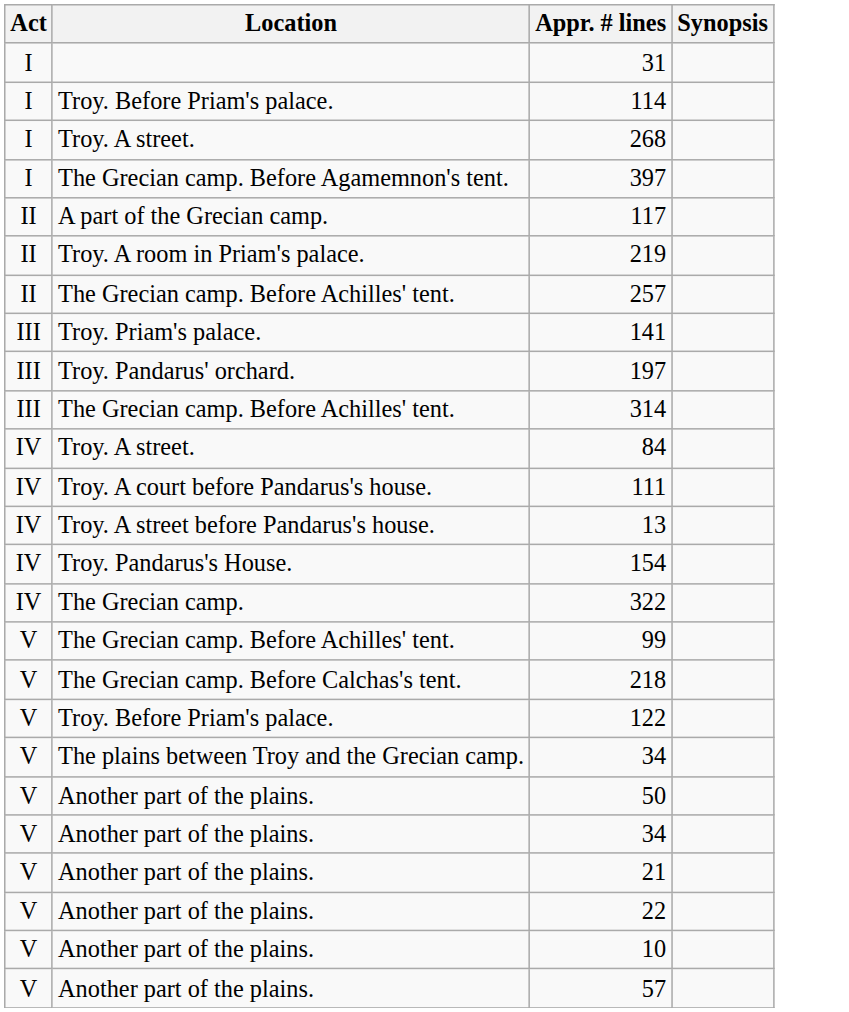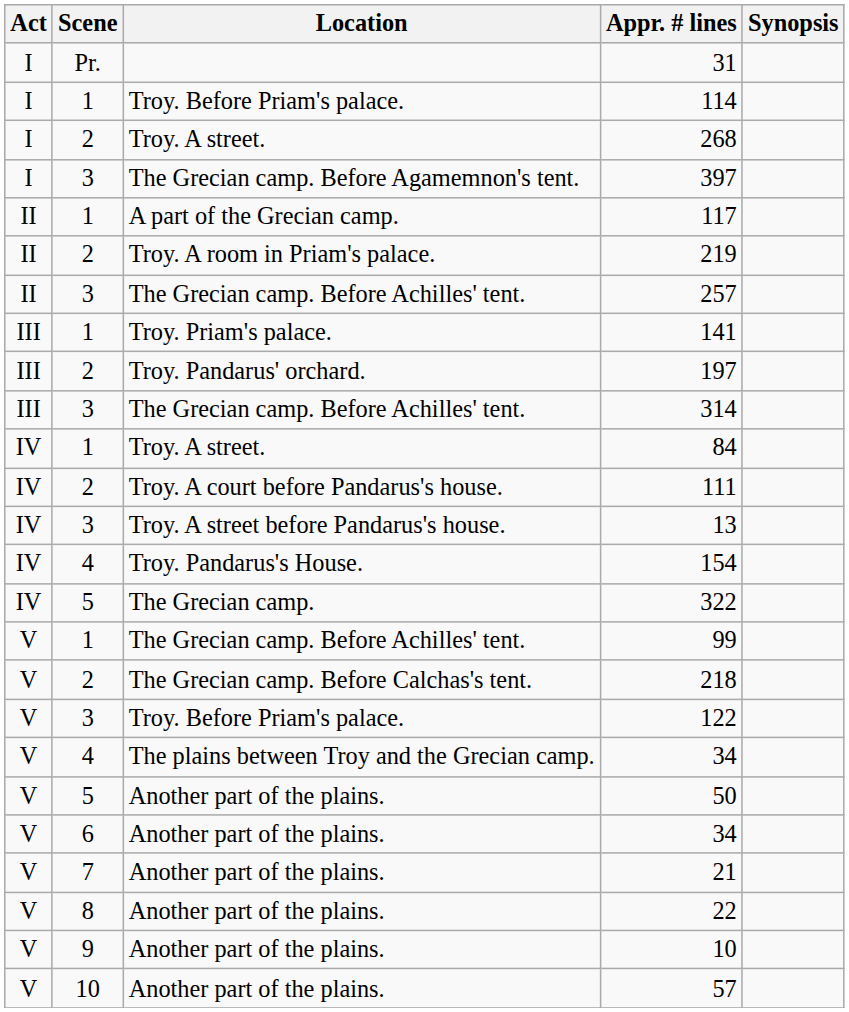+ column: (88, 23)
